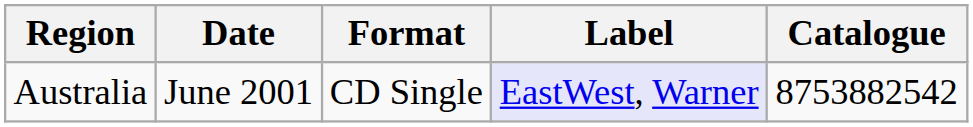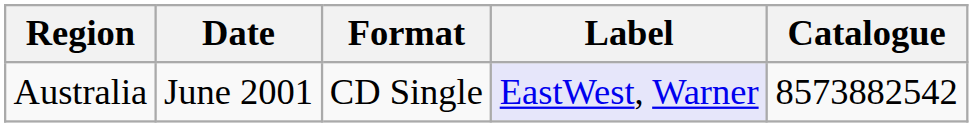(867, 91) 8753882542 -> (867, 91) 8573882542
